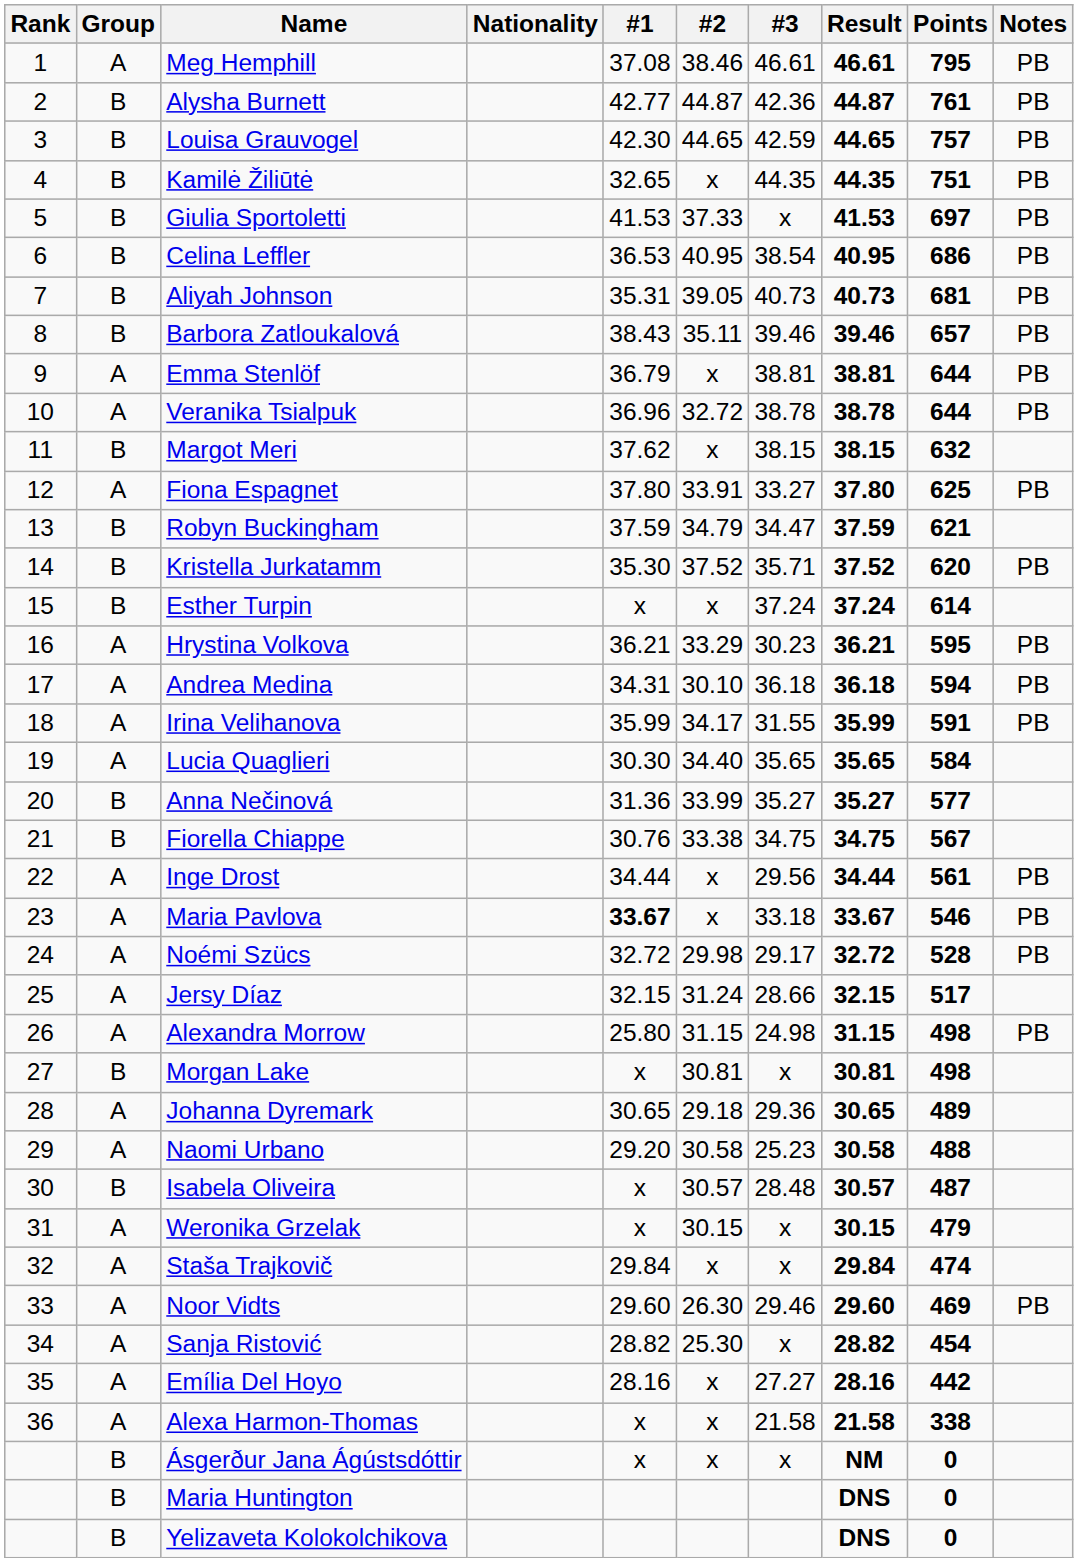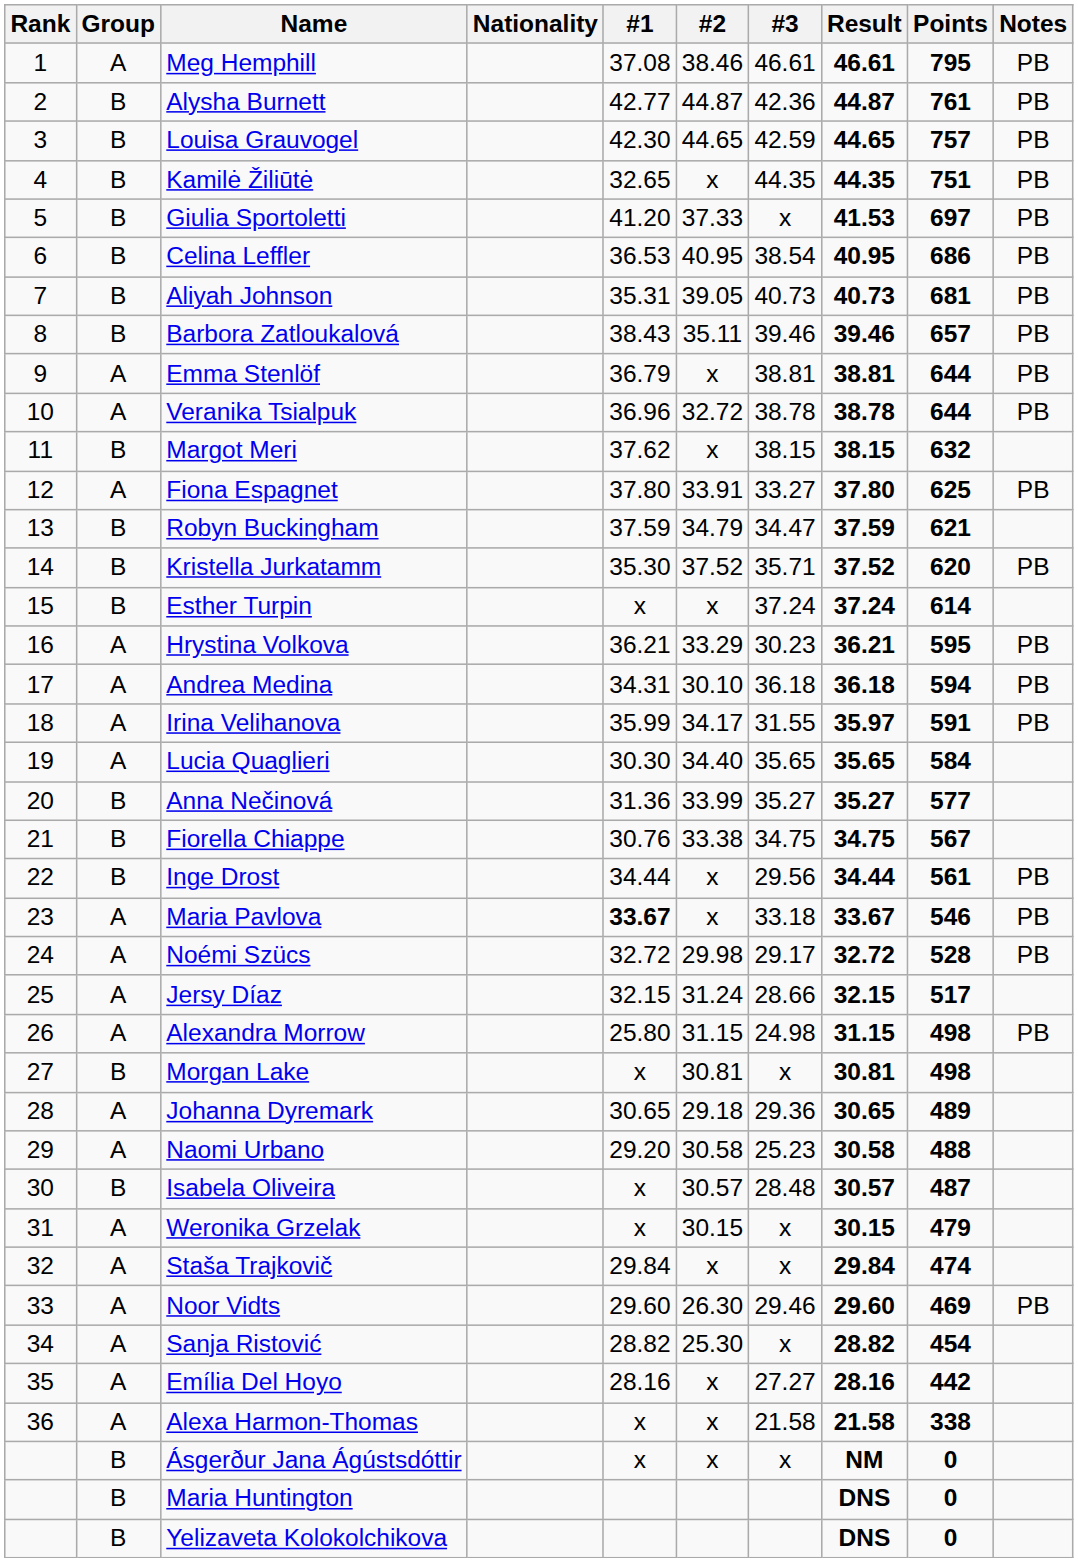(640, 218) 41.53 -> (640, 218) 41.20
(864, 722) 35.99 -> (864, 722) 35.97
(118, 878) A -> (118, 878) B
